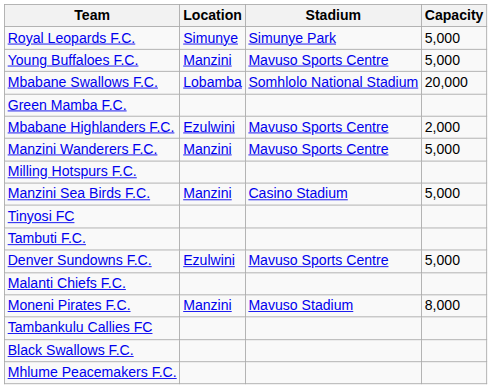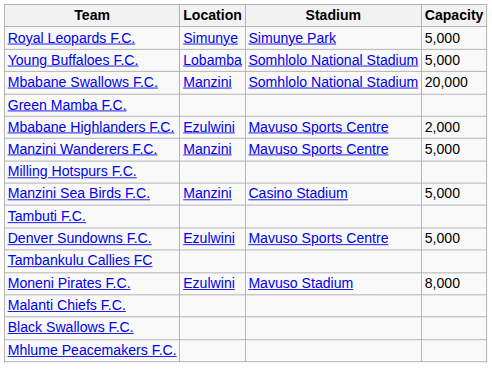(207, 60) Manzini -> (213, 60) Lobamba
(318, 60) Mavuso Sports Centre -> (333, 60) Somhlolo National Stadium
(213, 82) Lobamba -> (207, 82) Manzini
- row: (41, 216)
rows swapped: (80, 328) <-> (67, 283)
(207, 305) Manzini -> (209, 283) Ezulwini
